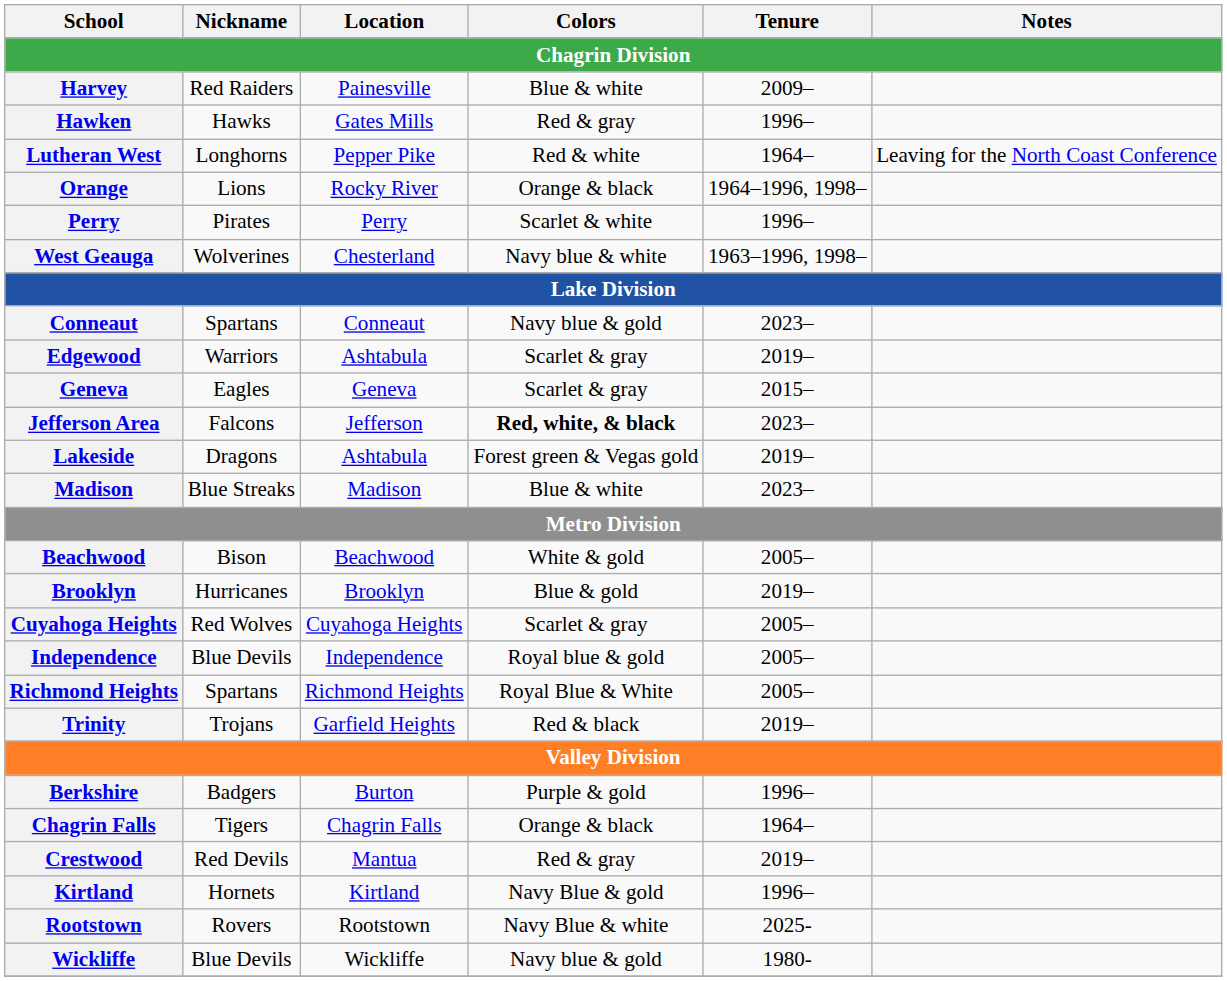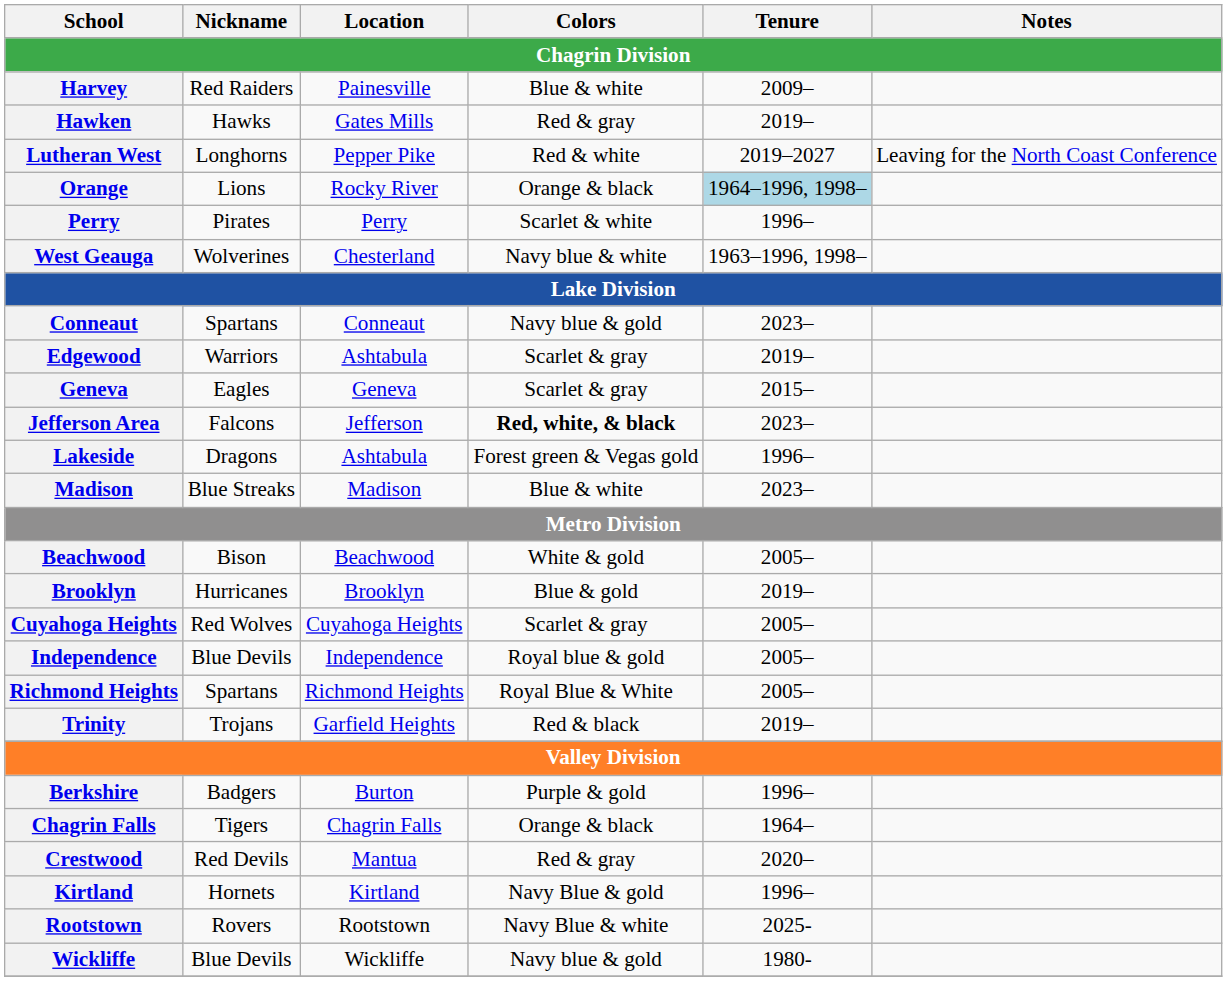(787, 121) 1996– -> (787, 121) 2019–
(787, 155) 1964– -> (787, 155) 2019–2027
(787, 188) no background -> (787, 188) lightblue background
(787, 456) 2019– -> (787, 456) 1996–
(787, 858) 2019– -> (787, 858) 2020–
